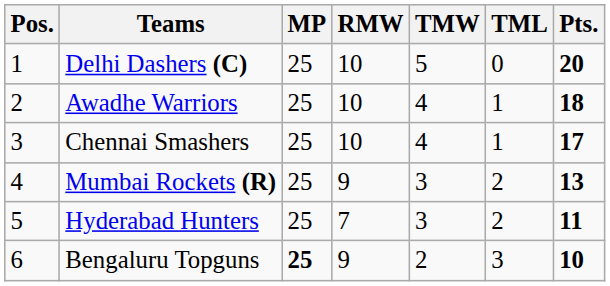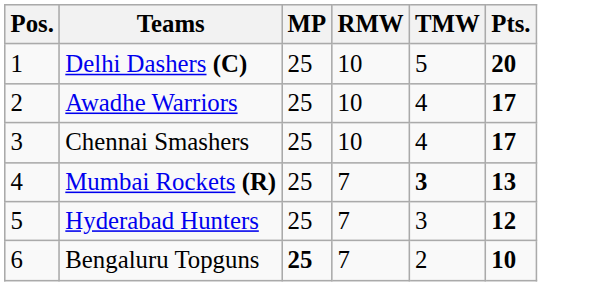- column: (520, 24)
(572, 102) 18 -> (504, 102) 17
(344, 181) 9 -> (344, 181) 7
(421, 181) normal -> (421, 181) bold
(571, 220) 11 -> (504, 220) 12
(344, 260) 9 -> (344, 260) 7
